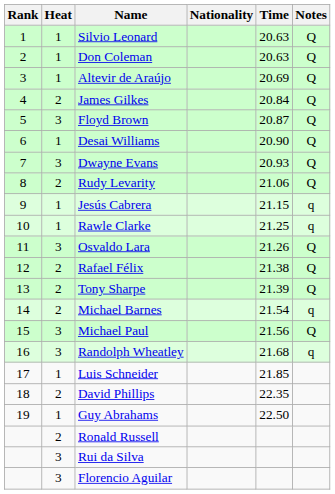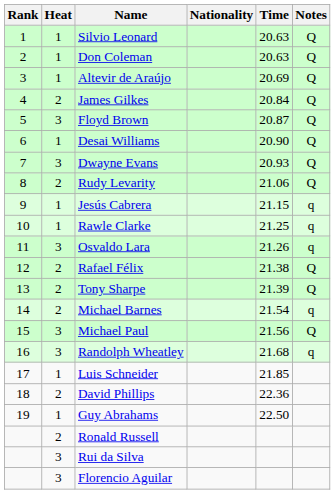(311, 246) Q -> (311, 246) q
(274, 394) 22.35 -> (274, 394) 22.36
